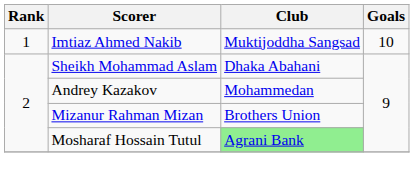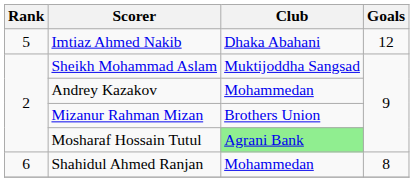(26, 41) 1 -> (26, 41) 5
(292, 41) Muktijoddha Sangsad -> (272, 41) Dhaka Abahani
(386, 41) 10 -> (386, 41) 12
(272, 66) Dhaka Abahani -> (292, 66) Muktijoddha Sangsad
+ row: (127, 164)
